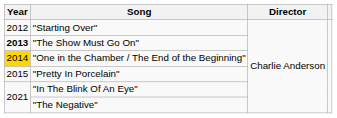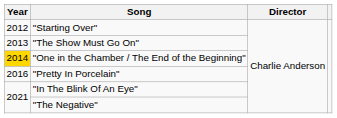(17, 43) bold -> (17, 43) normal
(17, 74) 2015 -> (17, 74) 2016
